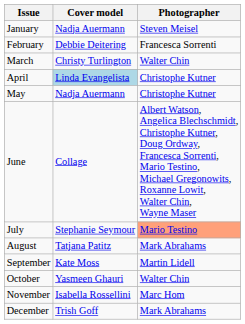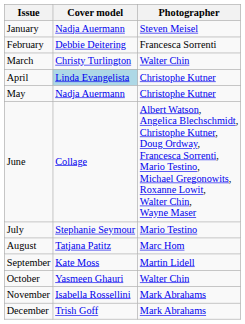(169, 229) lightsalmon background -> (169, 229) no background
(173, 246) Mark Abrahams -> (162, 246) Marc Hom
(162, 294) Marc Hom -> (173, 294) Mark Abrahams
